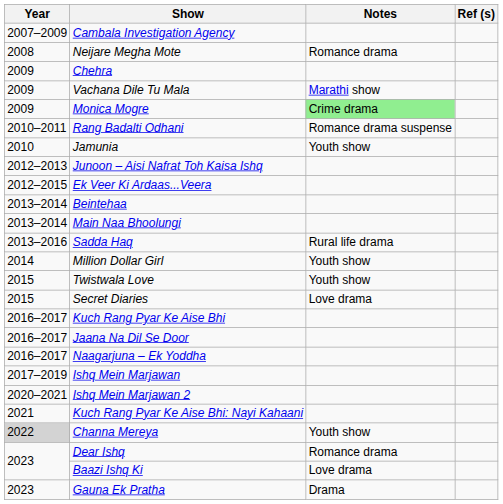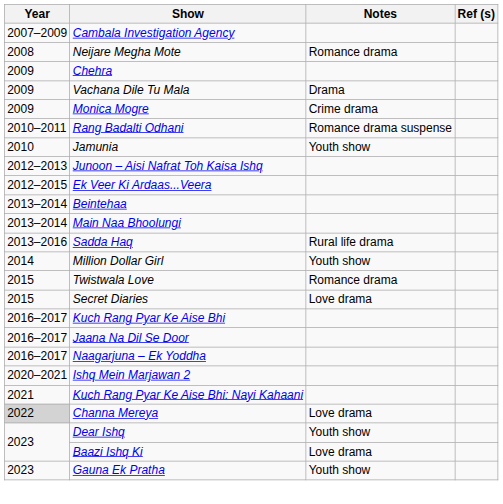(344, 90) Marathi show -> (327, 90) Drama
(343, 109) lightgreen background -> (343, 109) no background
(339, 280) Youth show -> (353, 280) Romance drama
- row: (126, 375)
(339, 432) Youth show -> (340, 413) Love drama
(353, 451) Romance drama -> (339, 432) Youth show
(327, 489) Drama -> (339, 470) Youth show
